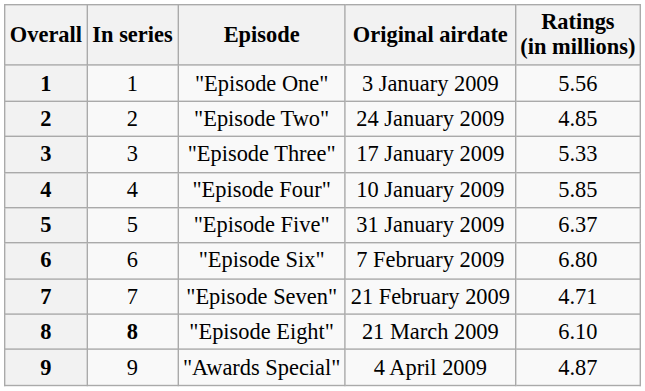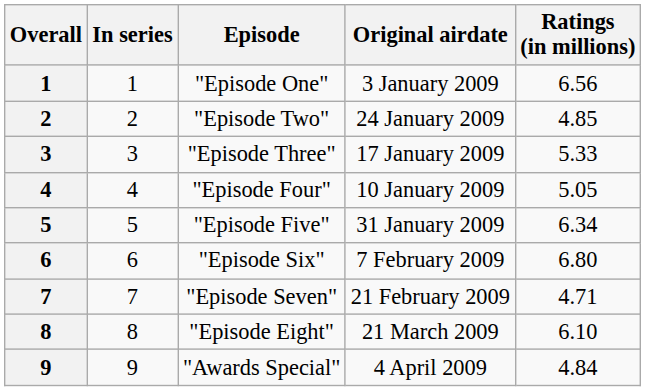(578, 82) 5.56 -> (578, 82) 6.56
(578, 189) 5.85 -> (578, 189) 5.05
(578, 225) 6.37 -> (578, 225) 6.34
(132, 331) bold -> (132, 331) normal
(578, 367) 4.87 -> (578, 367) 4.84
